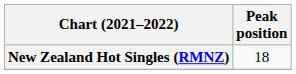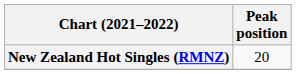(262, 57) 18 -> (262, 57) 20
